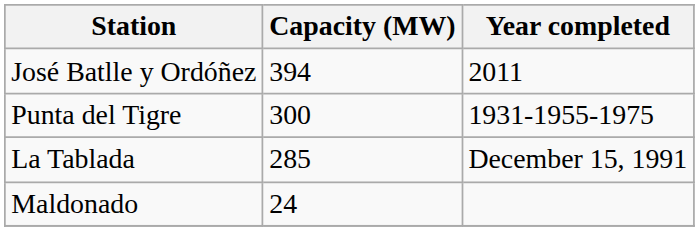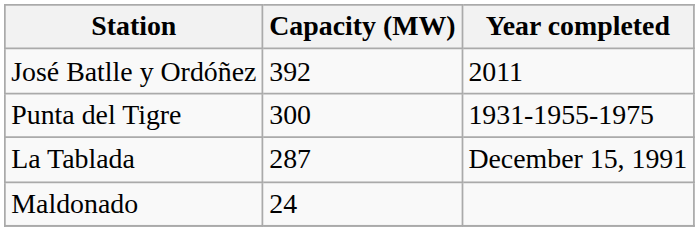(290, 70) 394 -> (290, 70) 392
(290, 159) 285 -> (290, 159) 287
